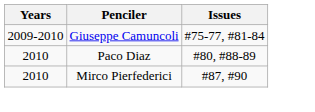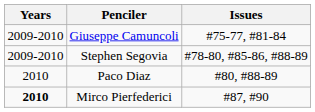+ row: (124, 55)
(35, 76) normal -> (35, 96) bold
